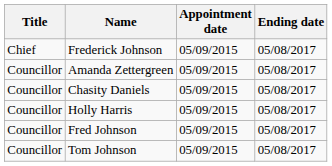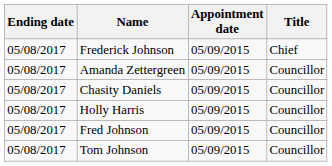columns swapped: (35, 21) <-> (291, 21)
